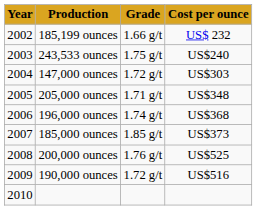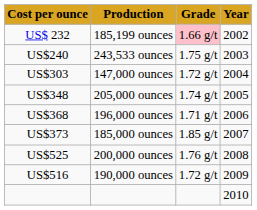columns swapped: (20, 14) <-> (208, 14)
(143, 34) no background -> (198, 34) pink background
(143, 94) 1.71 g/t -> (198, 94) 1.74 g/t
(143, 114) 1.74 g/t -> (198, 114) 1.71 g/t
